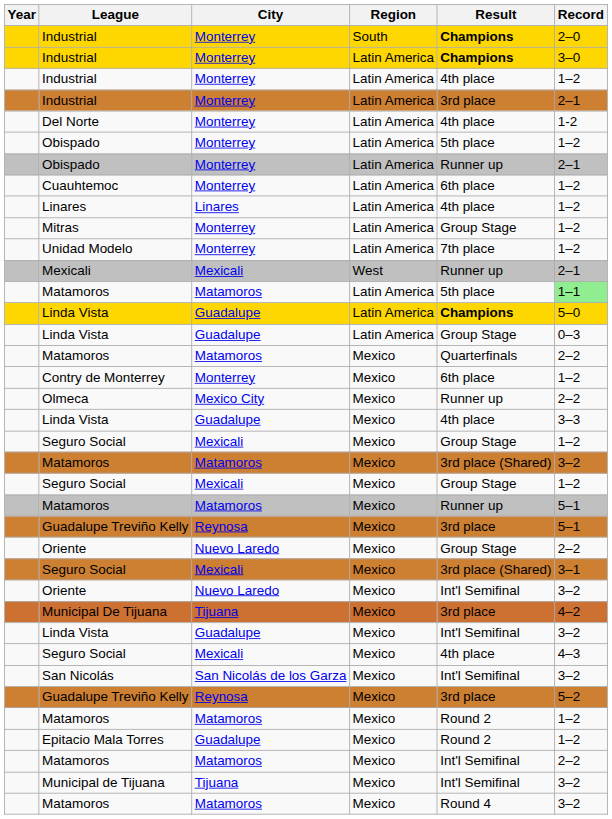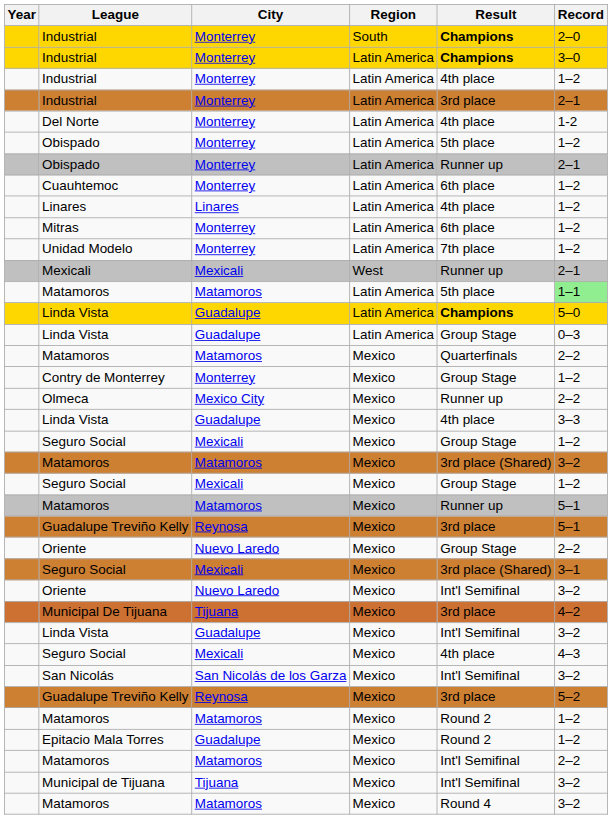(478, 228) Group Stage -> (467, 228) 6th place
(467, 377) 6th place -> (478, 377) Group Stage
